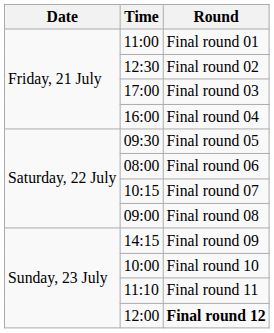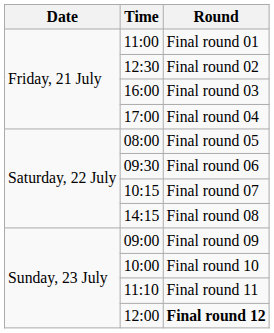(141, 91) 17:00 -> (141, 91) 16:00
(141, 116) 16:00 -> (141, 116) 17:00
(141, 141) 09:30 -> (141, 141) 08:00
(141, 166) 08:00 -> (141, 166) 09:30
(141, 215) 09:00 -> (141, 215) 14:15
(141, 240) 14:15 -> (141, 240) 09:00
